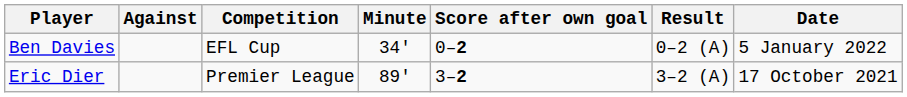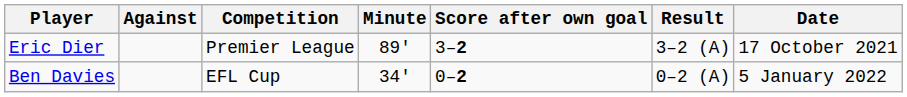rows swapped: (57, 77) <-> (62, 48)
